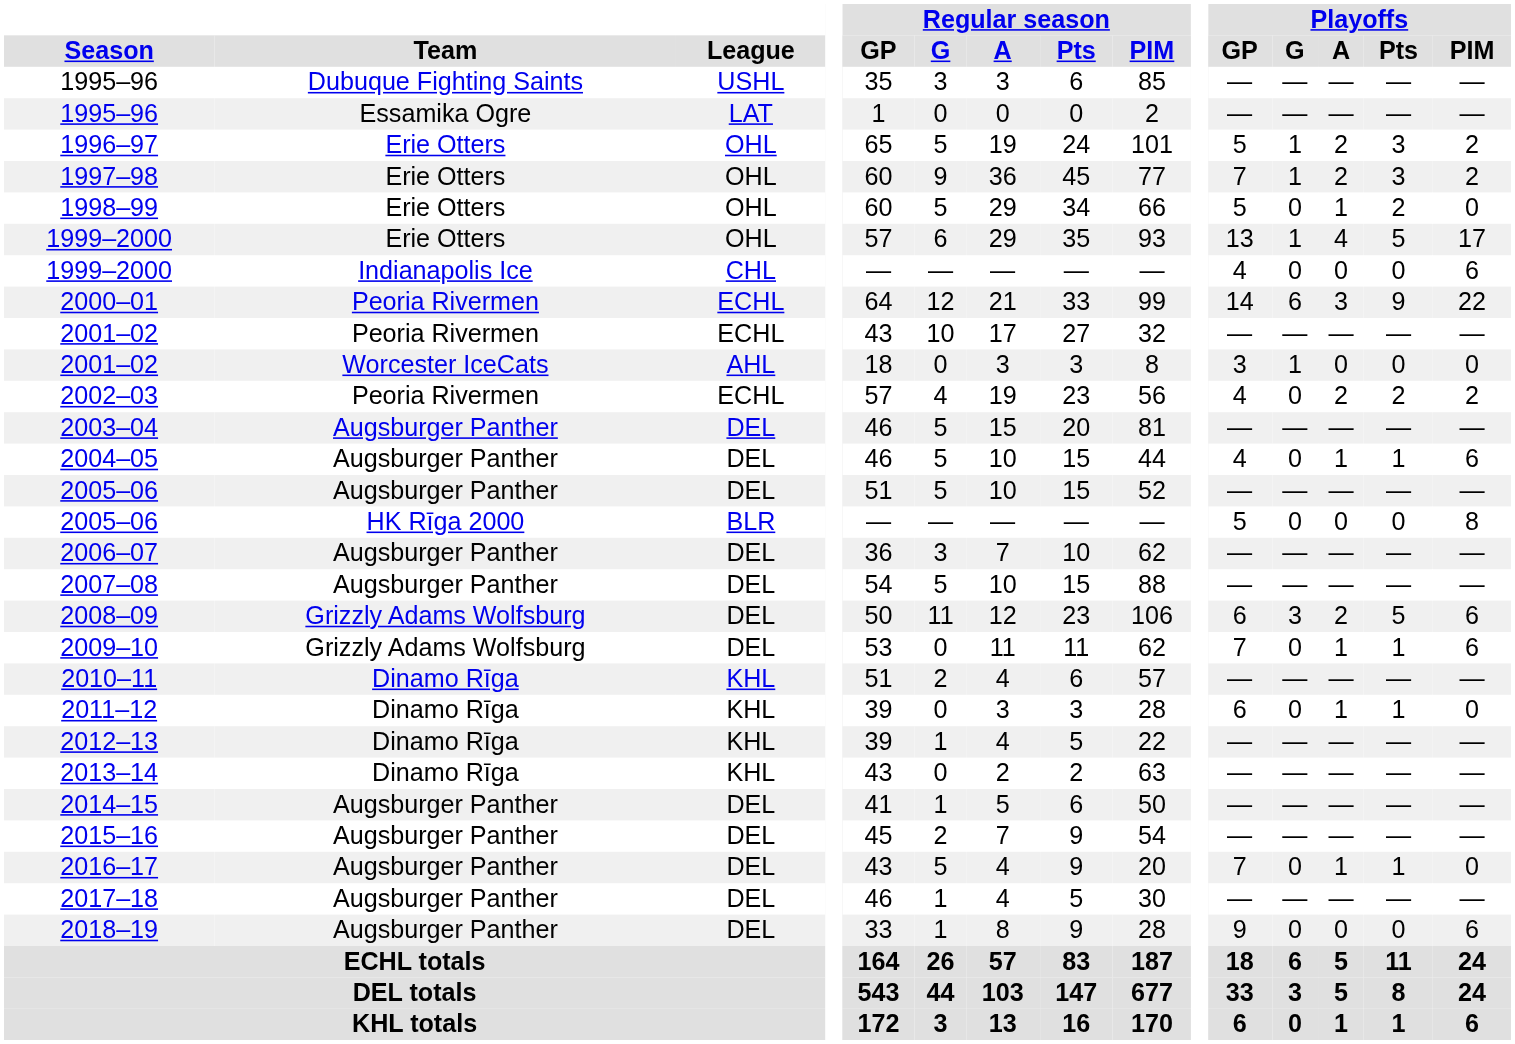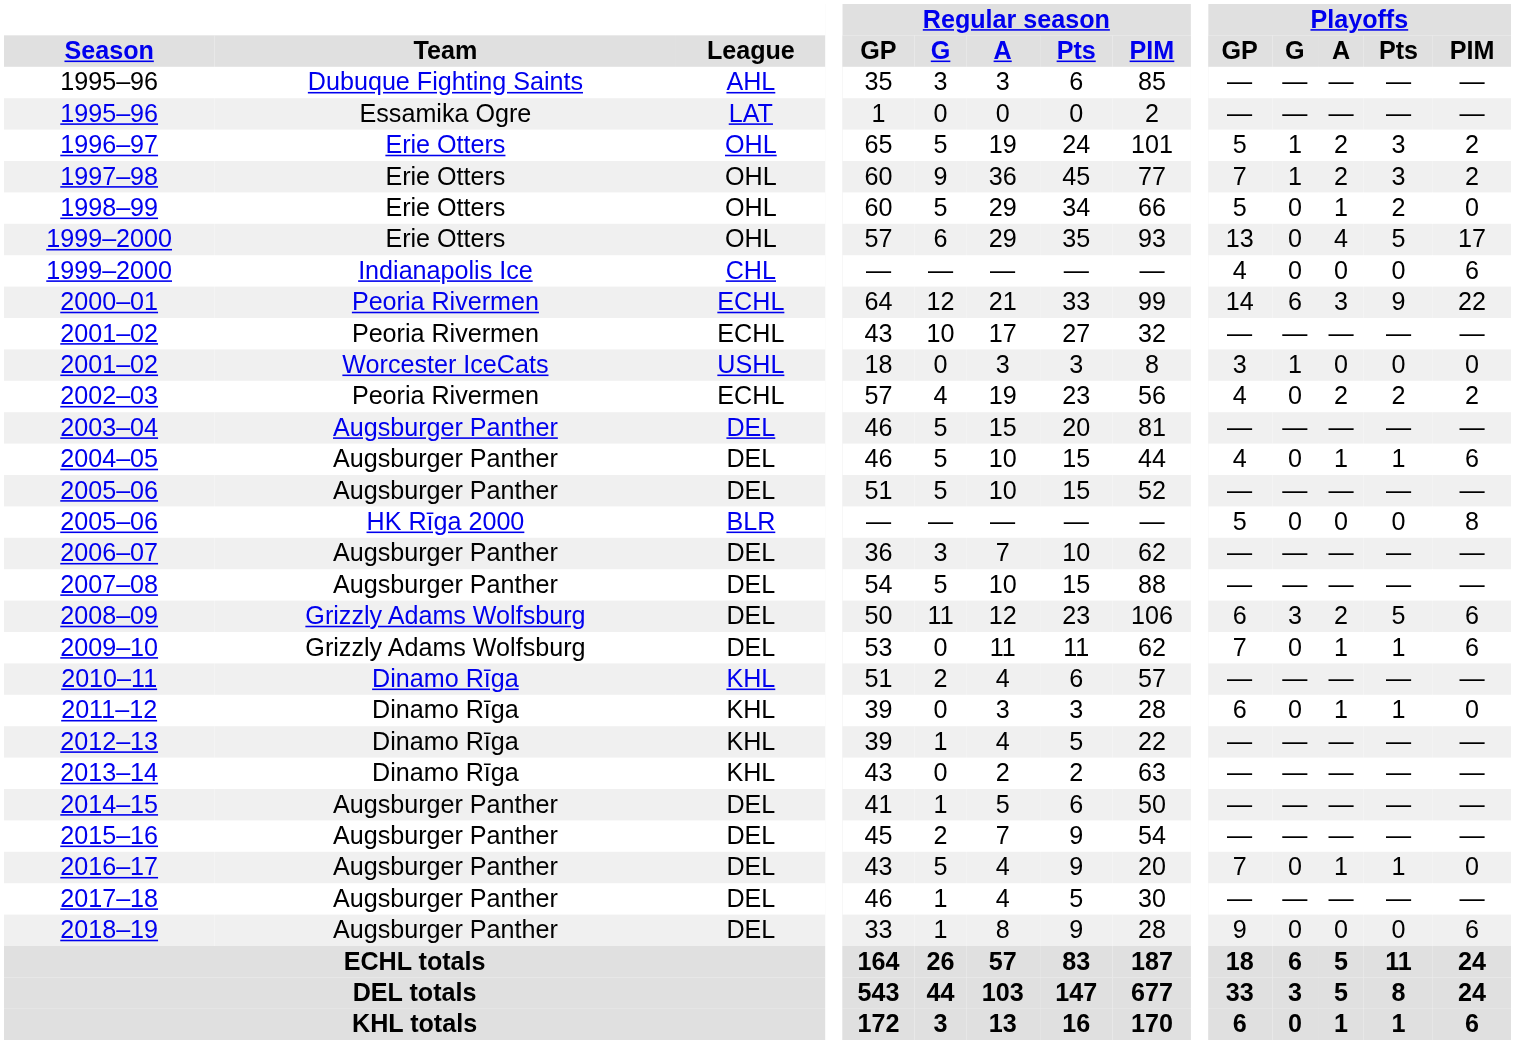(751, 82) USHL -> (751, 82) AHL
(1295, 239) 1 -> (1295, 239) 0
(751, 364) AHL -> (751, 364) USHL
